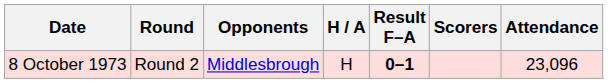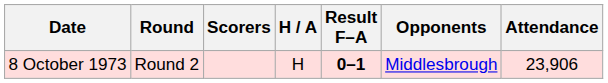columns swapped: (263, 27) <-> (466, 27)
(552, 64) 23,096 -> (552, 64) 23,906
